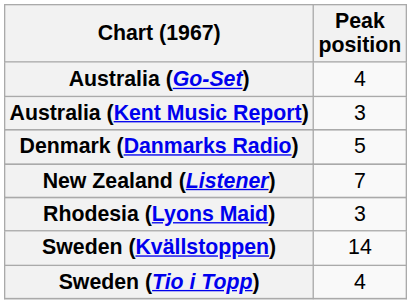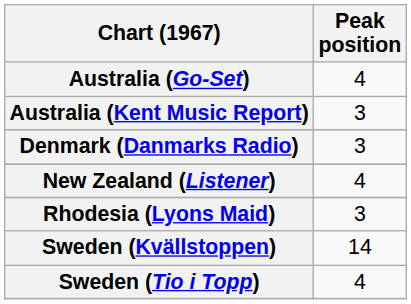(360, 146) 5 -> (360, 146) 3
(360, 180) 7 -> (360, 180) 4
